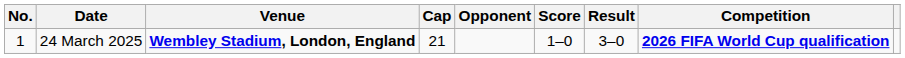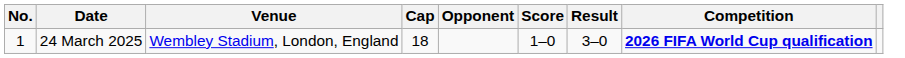(282, 41) bold -> (274, 41) normal
(437, 41) 21 -> (420, 41) 18
